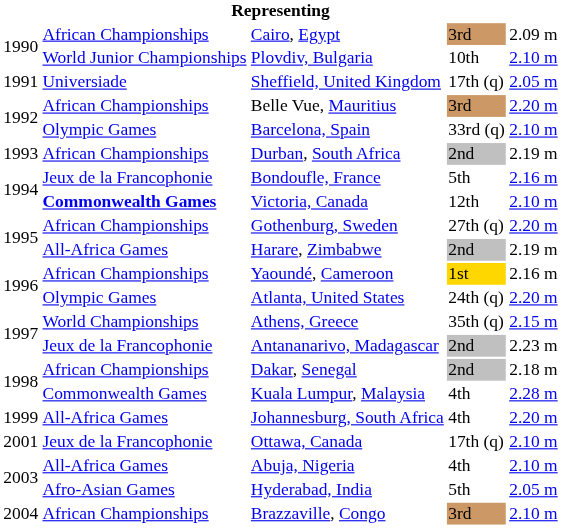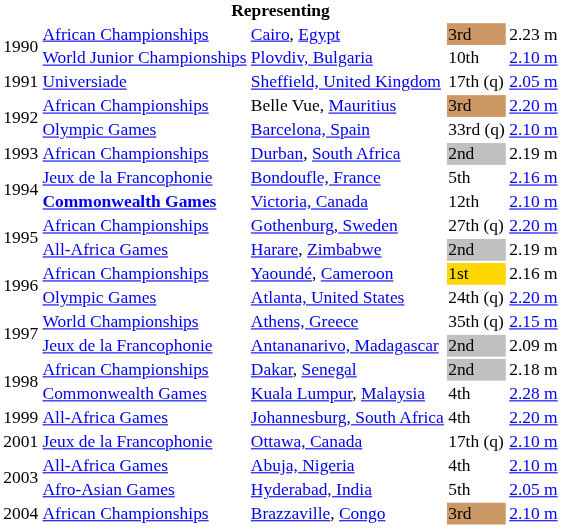(533, 34) 2.09 m -> (533, 34) 2.23 m
(533, 345) 2.23 m -> (533, 345) 2.09 m
